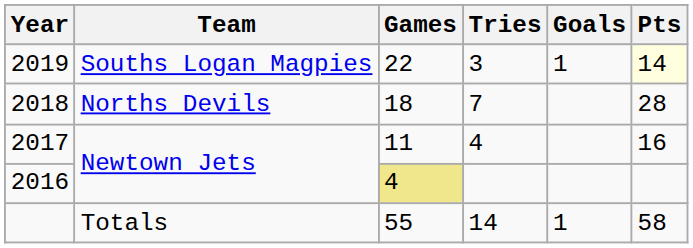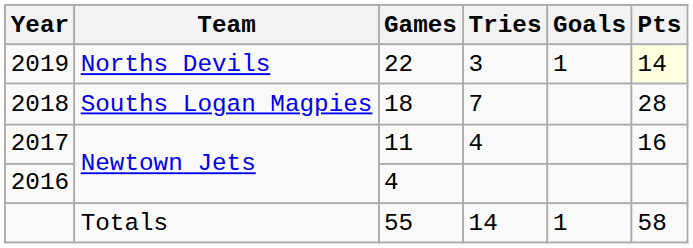(227, 64) Souths Logan Magpies -> (175, 64) Norths Devils
(175, 104) Norths Devils -> (227, 104) Souths Logan Magpies
(391, 183) khaki background -> (391, 183) no background
